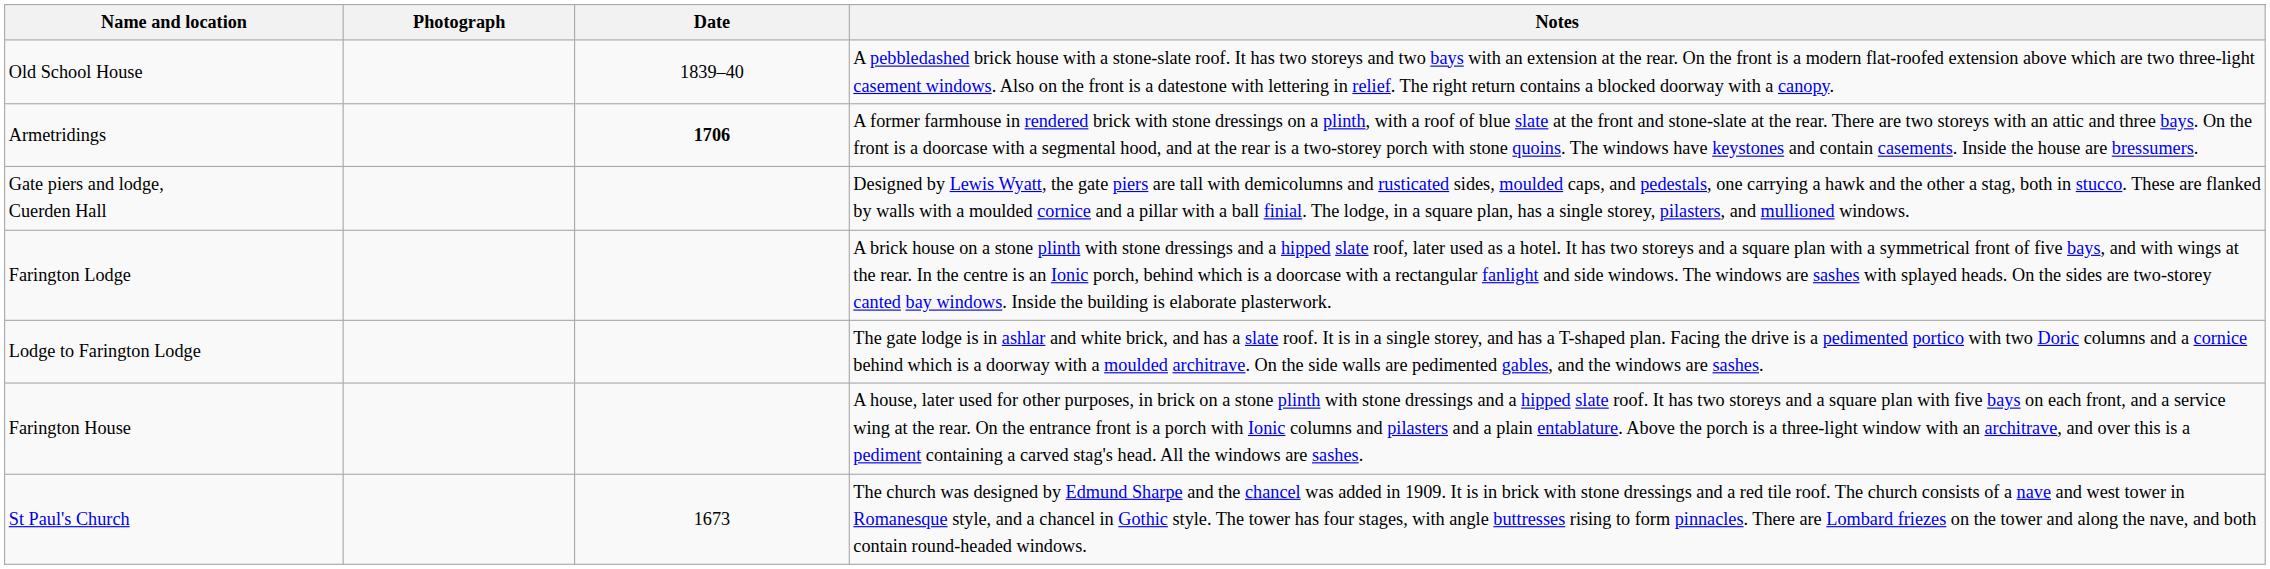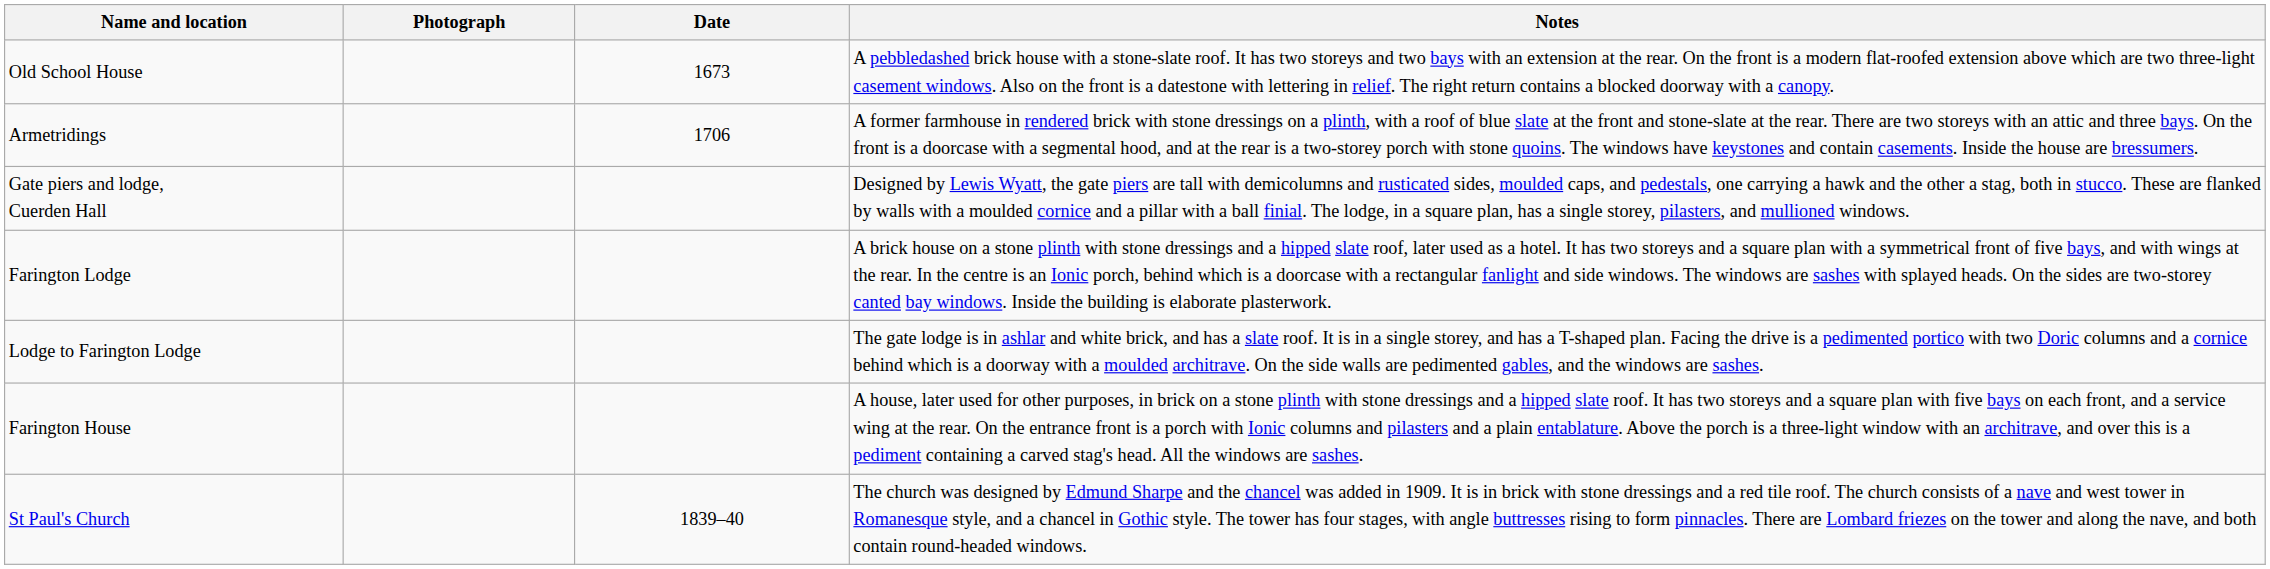(712, 71) 1839–40 -> (712, 71) 1673
(712, 134) bold -> (712, 134) normal
(712, 518) 1673 -> (712, 518) 1839–40
